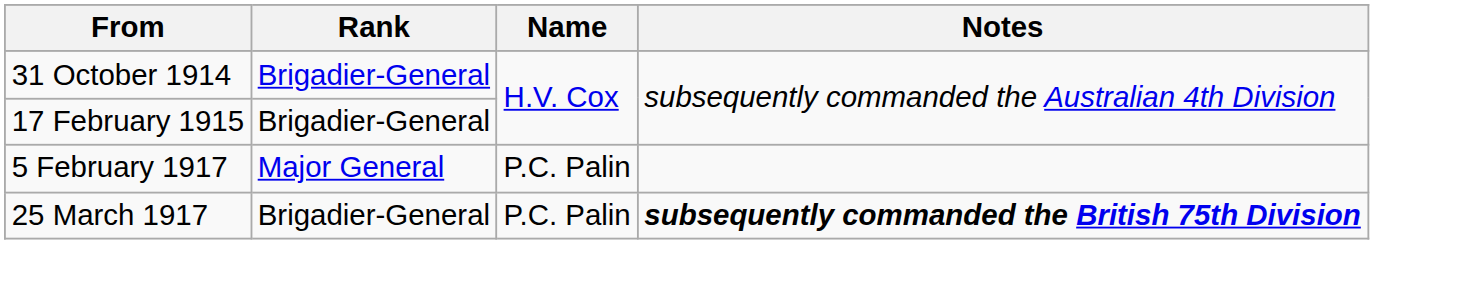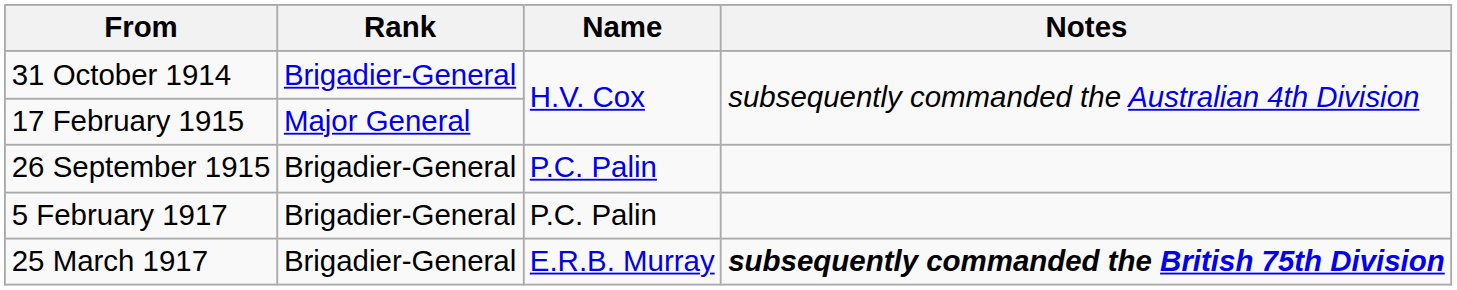(374, 121) Brigadier-General -> (377, 121) Major General
+ row: (141, 167)
(351, 167) Major General -> (400, 214) Brigadier-General
(567, 214) P.C. Palin -> (622, 261) E.R.B. Murray
